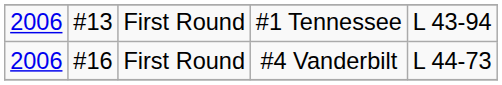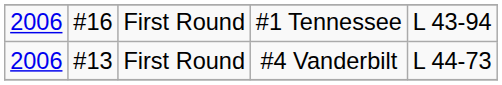(93, 23) #13 -> (93, 23) #16
(93, 60) #16 -> (93, 60) #13
